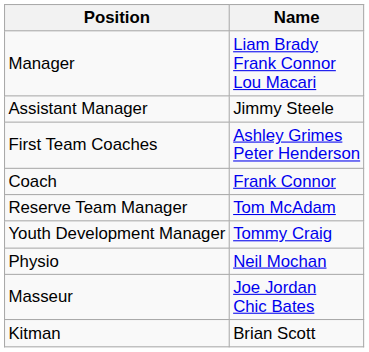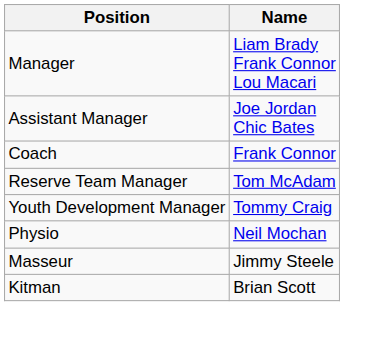(284, 108) Jimmy Steele -> (275, 118) Joe Jordan Chic Bates
- row: (83, 145)
(275, 297) Joe Jordan Chic Bates -> (284, 261) Jimmy Steele
